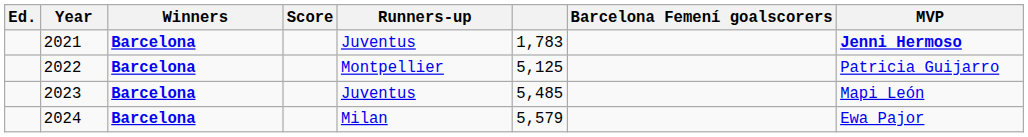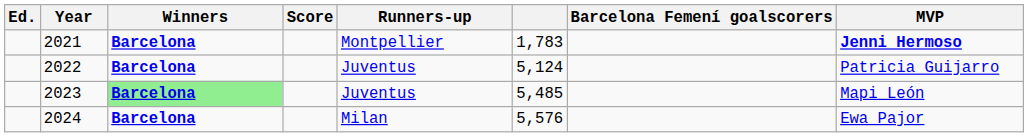(378, 43) Juventus -> (392, 43) Montpellier
(392, 68) Montpellier -> (378, 68) Juventus
(540, 68) 5,125 -> (540, 68) 5,124
(153, 94) no background -> (153, 94) lightgreen background
(540, 119) 5,579 -> (540, 119) 5,576
